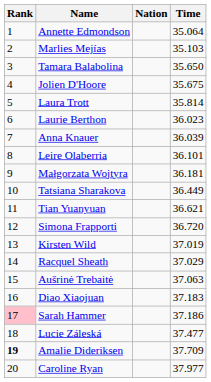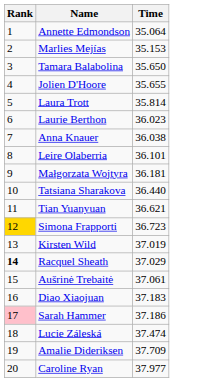- column: (151, 13)
(188, 48) 35.103 -> (151, 48) 35.153
(188, 84) 35.675 -> (151, 84) 35.655
(188, 137) 36.039 -> (151, 137) 36.038
(188, 191) 36.449 -> (151, 191) 36.440
(13, 226) no background -> (13, 226) gold background
(188, 226) 36.720 -> (151, 226) 36.723
(13, 262) normal -> (13, 262) bold
(188, 279) 37.063 -> (151, 279) 37.061
(188, 333) 37.477 -> (151, 333) 37.474
(13, 350) bold -> (13, 350) normal
